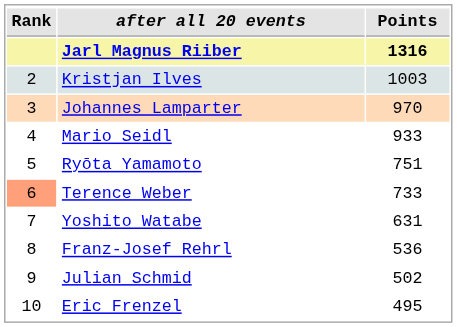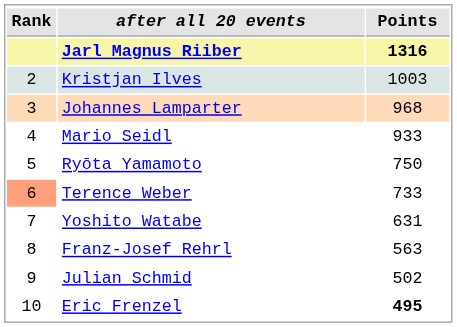(408, 108) 970 -> (408, 108) 968
(408, 165) 751 -> (408, 165) 750
(408, 250) 536 -> (408, 250) 563
(408, 306) normal -> (408, 306) bold
